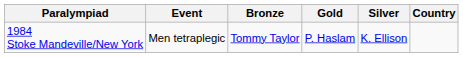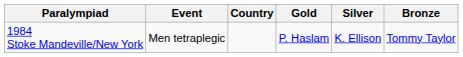columns swapped: (434, 13) <-> (265, 13)
